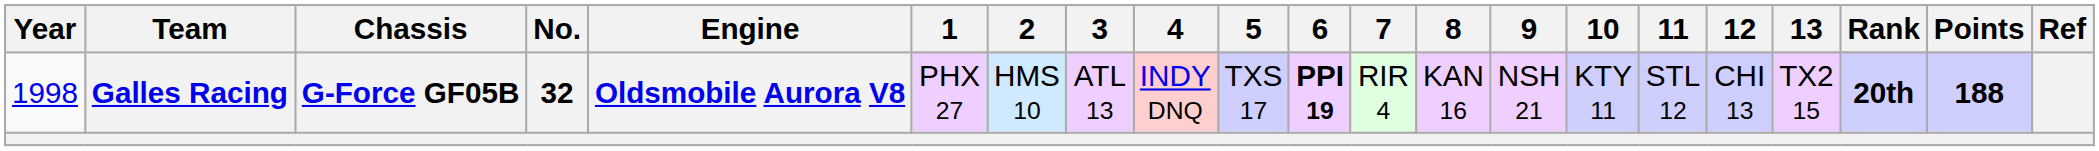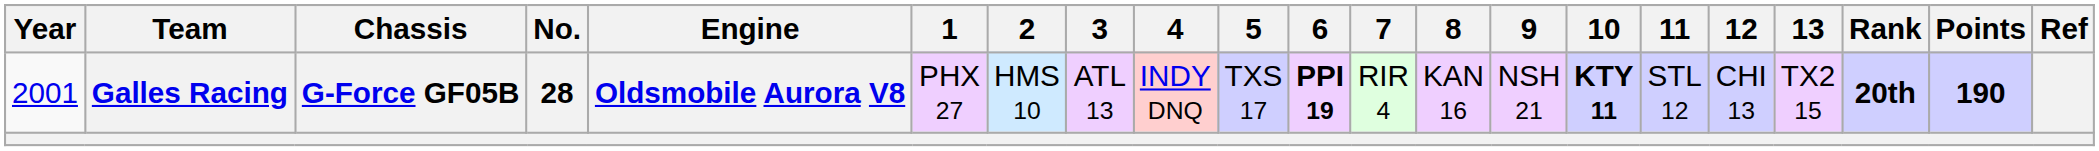(45, 92) 1998 -> (45, 92) 2001
(557, 92) 32 -> (557, 92) 28
(1603, 92) normal -> (1604, 92) bold
(1979, 92) 188 -> (1981, 92) 190
